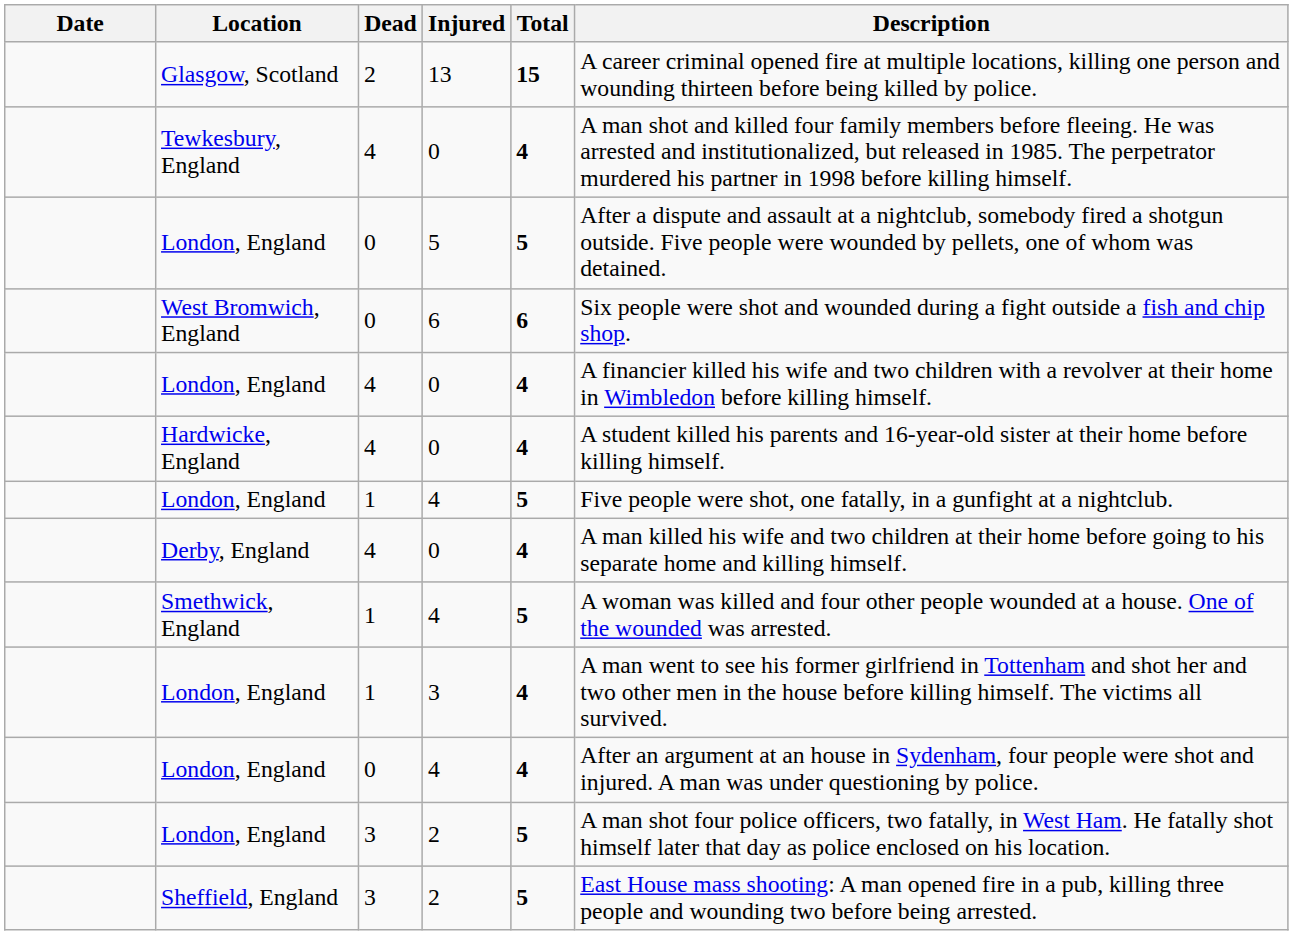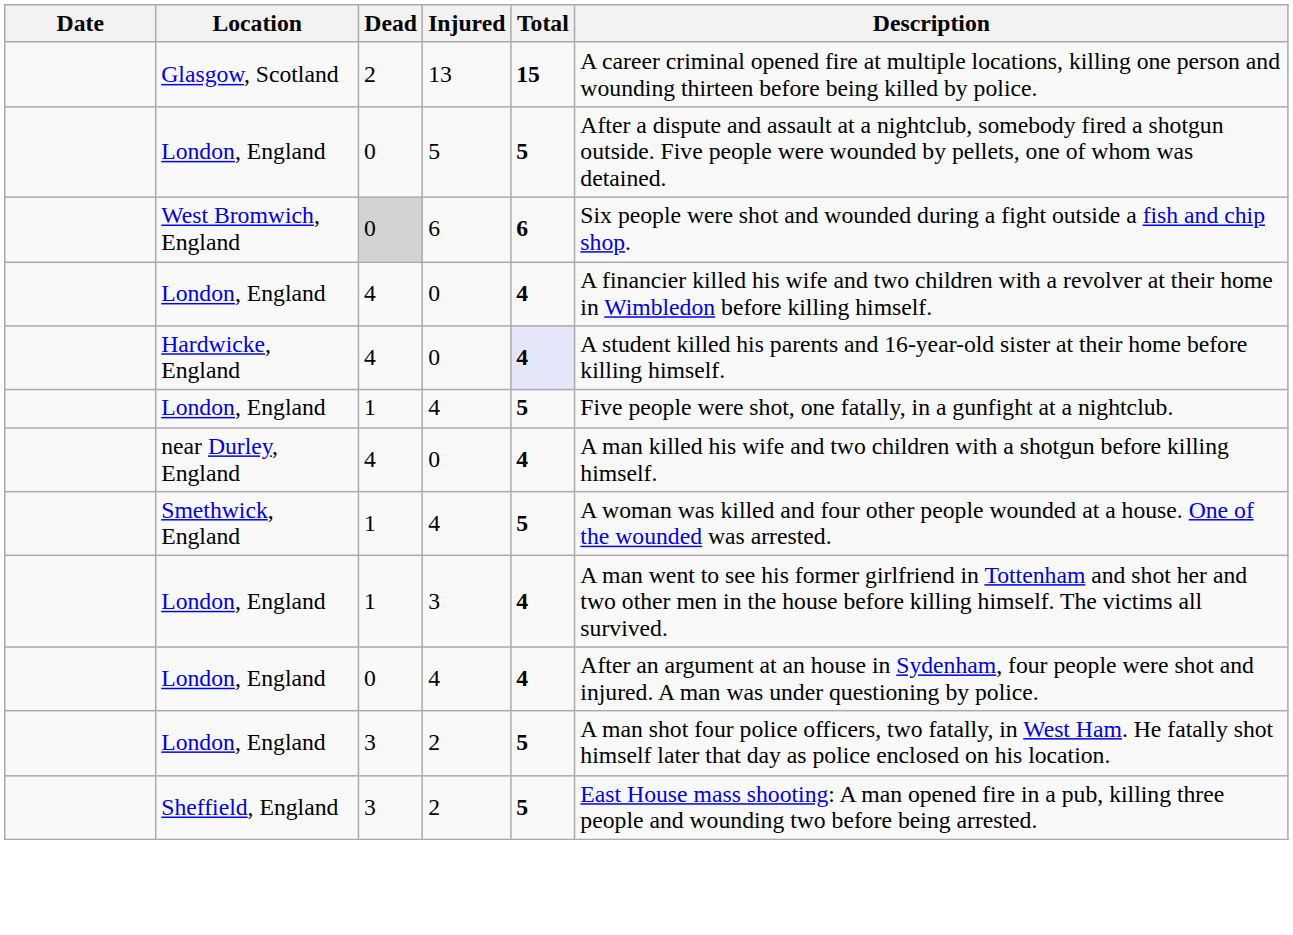- row: (221, 151)
(370, 320) no background -> (370, 229) lightgrey background
(522, 448) no background -> (522, 357) lavender background
+ row: (220, 459)
- row: (235, 550)
